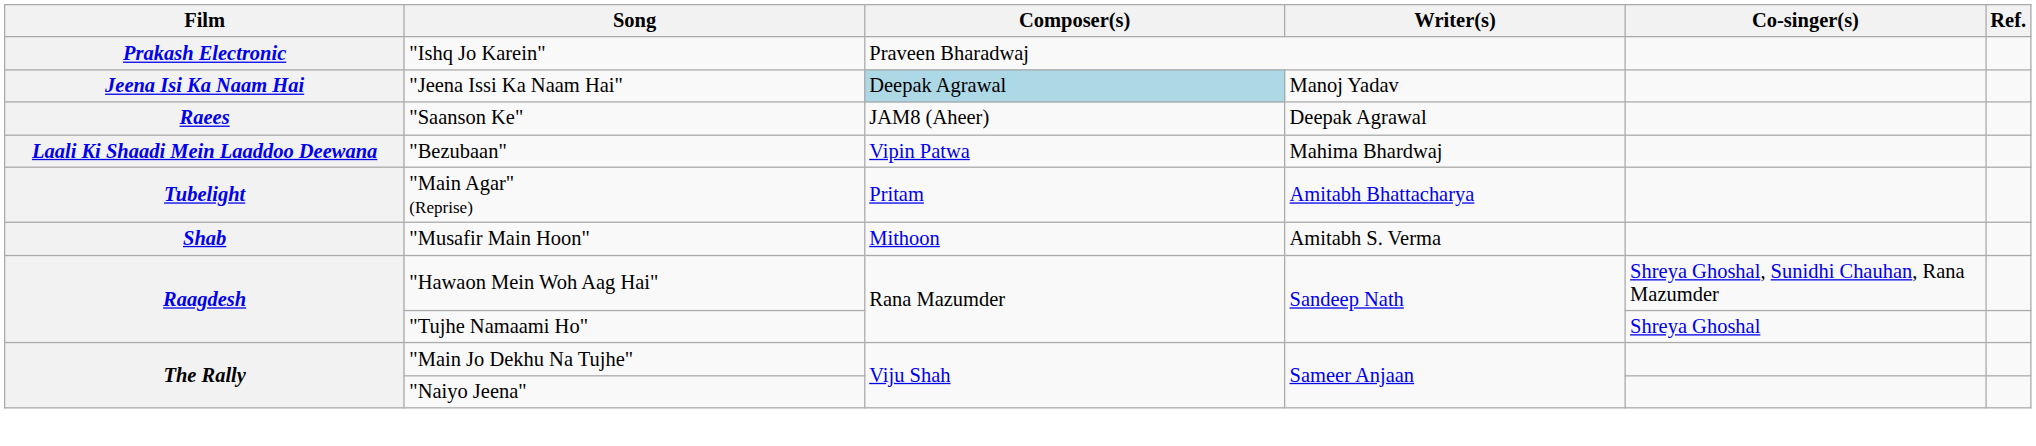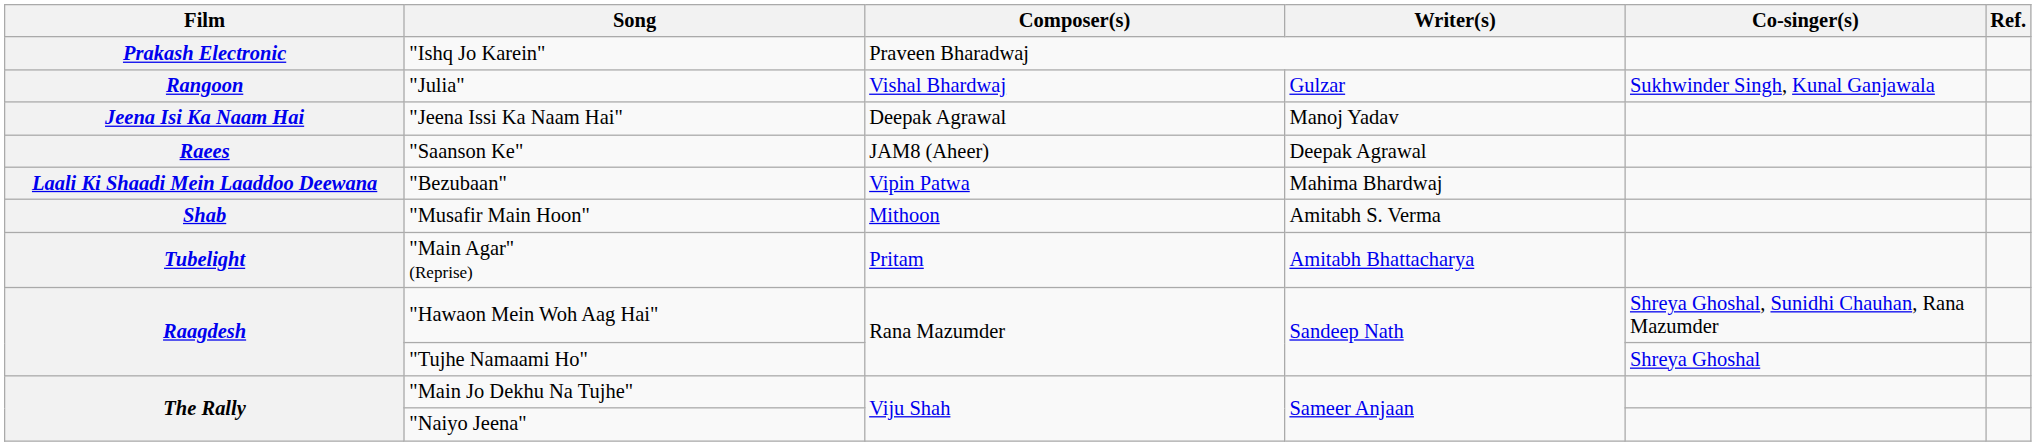+ row: (437, 85)
(938, 85) lightblue background -> (938, 118) no background
rows swapped: (500, 238) <-> (462, 194)
